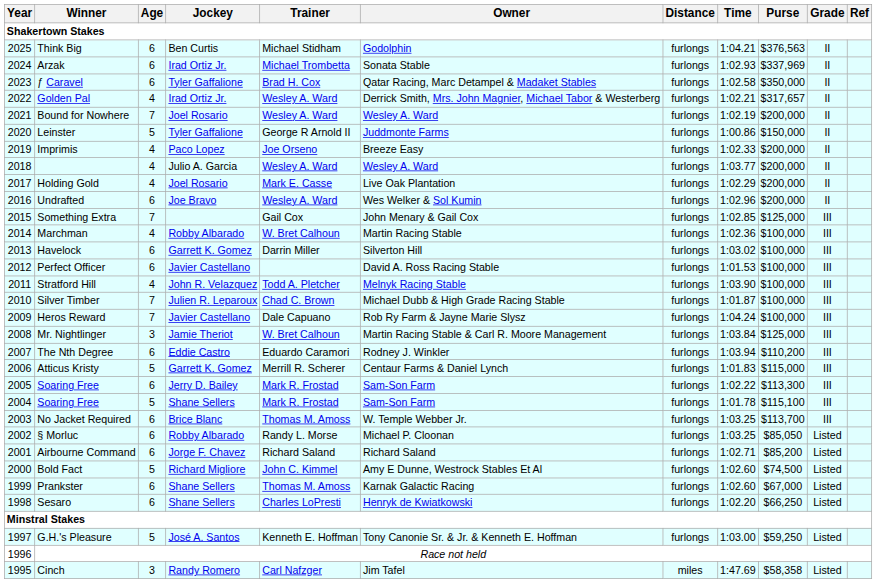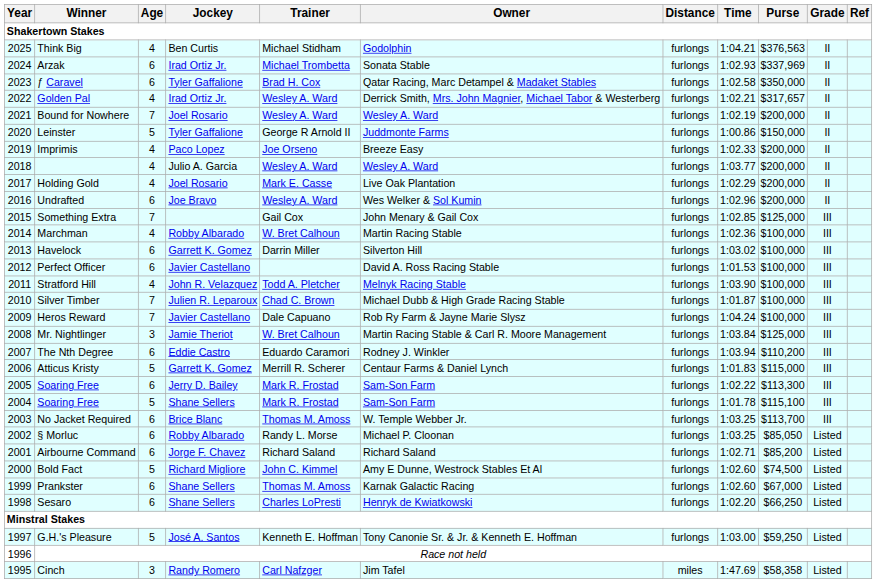(152, 48) 6 -> (152, 48) 4
